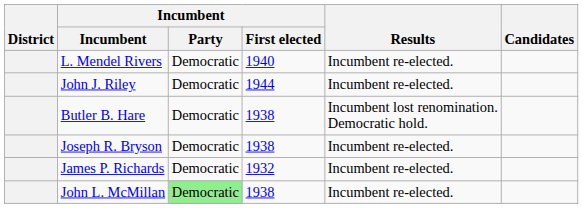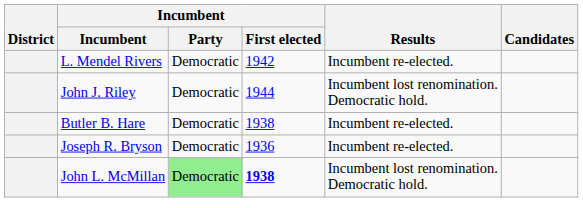(260, 61) 1940 -> (260, 61) 1942
(391, 84) Incumbent re-elected. -> (413, 92) Incumbent lost renomination. Democratic hold.
(413, 115) Incumbent lost renomination. Democratic hold. -> (391, 123) Incumbent re-elected.
(260, 146) 1938 -> (260, 146) 1936
- row: (113, 169)
(260, 191) normal -> (260, 177) bold
(391, 191) Incumbent re-elected. -> (413, 177) Incumbent lost renomination. Democratic hold.
